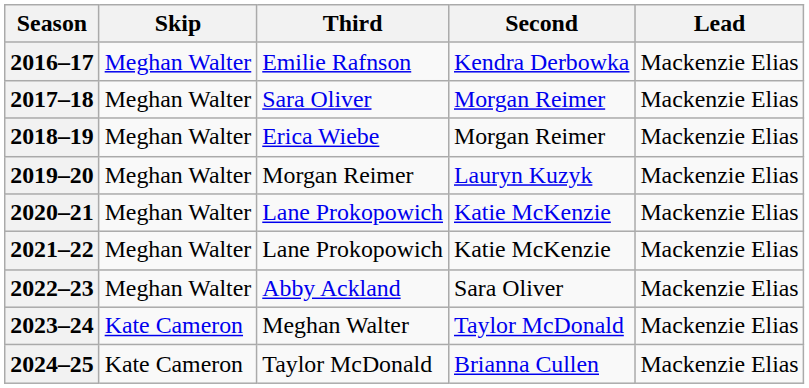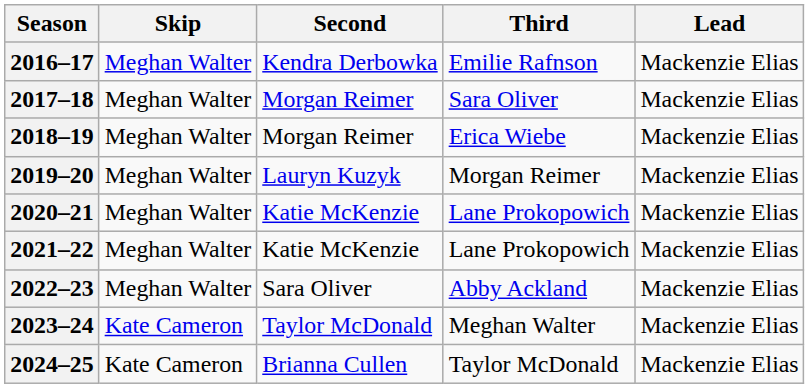columns swapped: (353, 23) <-> (542, 23)
